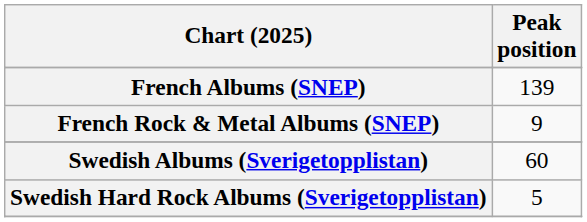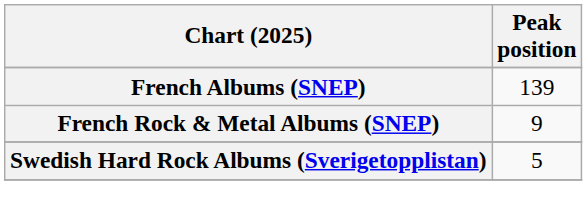- row: (248, 160)
